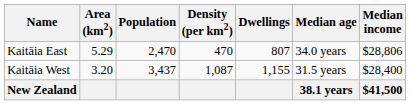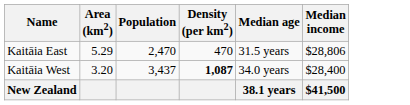- column: (264, 22)
(321, 51) 34.0 years -> (264, 51) 31.5 years
(219, 70) normal -> (219, 70) bold
(321, 70) 31.5 years -> (264, 70) 34.0 years
